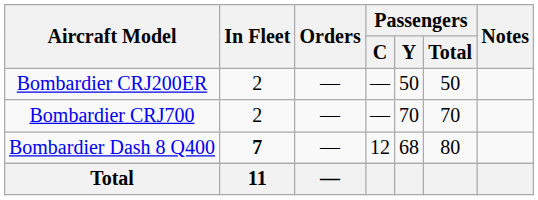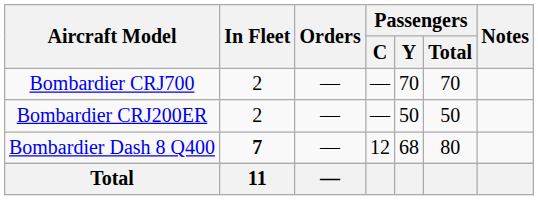rows swapped: (112, 83) <-> (112, 115)
